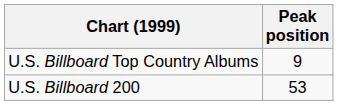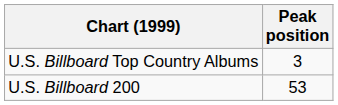(298, 61) 9 -> (298, 61) 3
